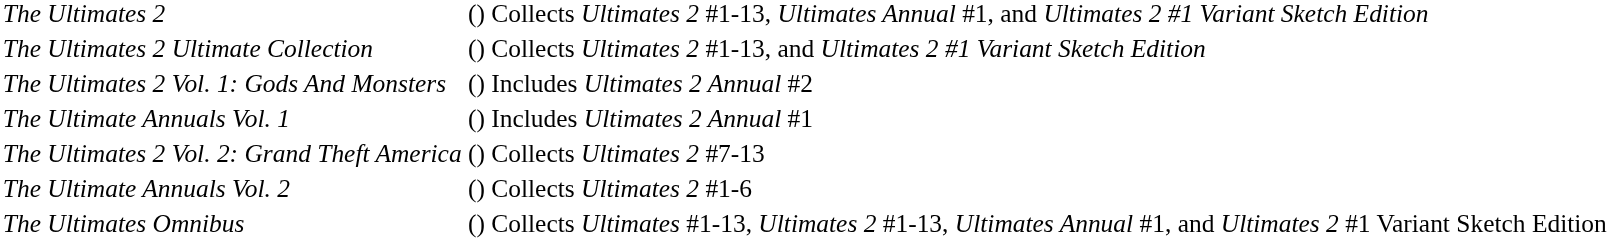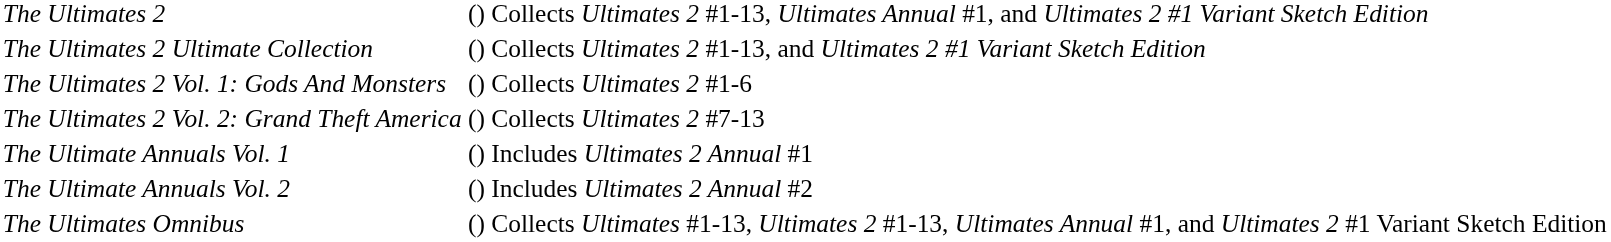(652, 83) Includes Ultimates 2 Annual #2 -> (622, 83) Collects Ultimates 2 #1-6
rows swapped: (232, 153) <-> (146, 118)
(622, 188) Collects Ultimates 2 #1-6 -> (652, 188) Includes Ultimates 2 Annual #2
